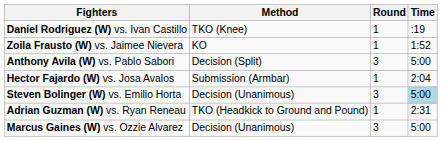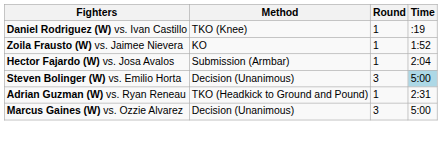- row: (90, 62)
